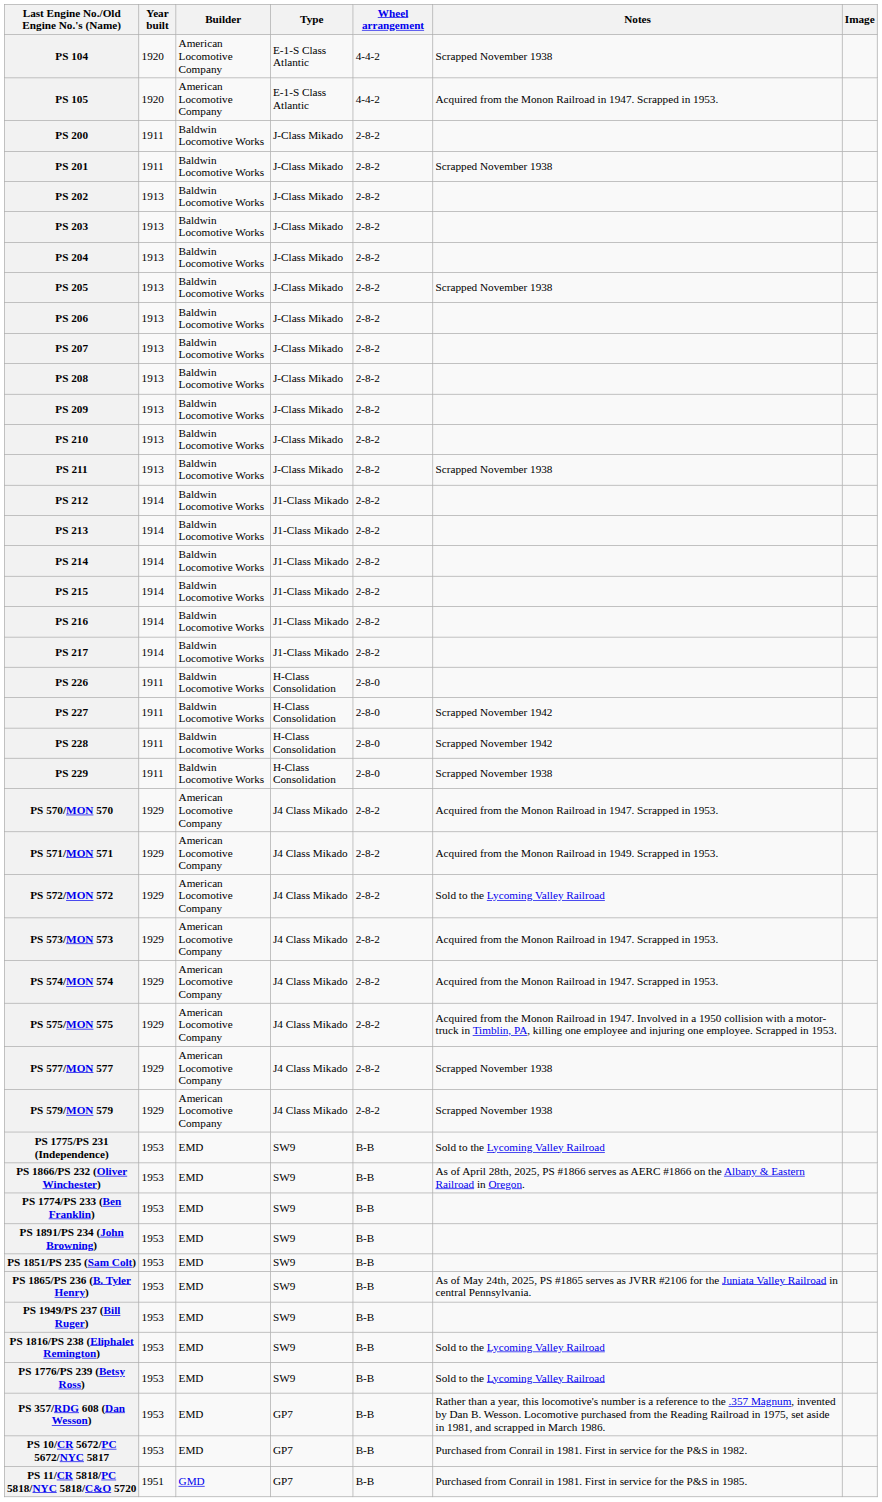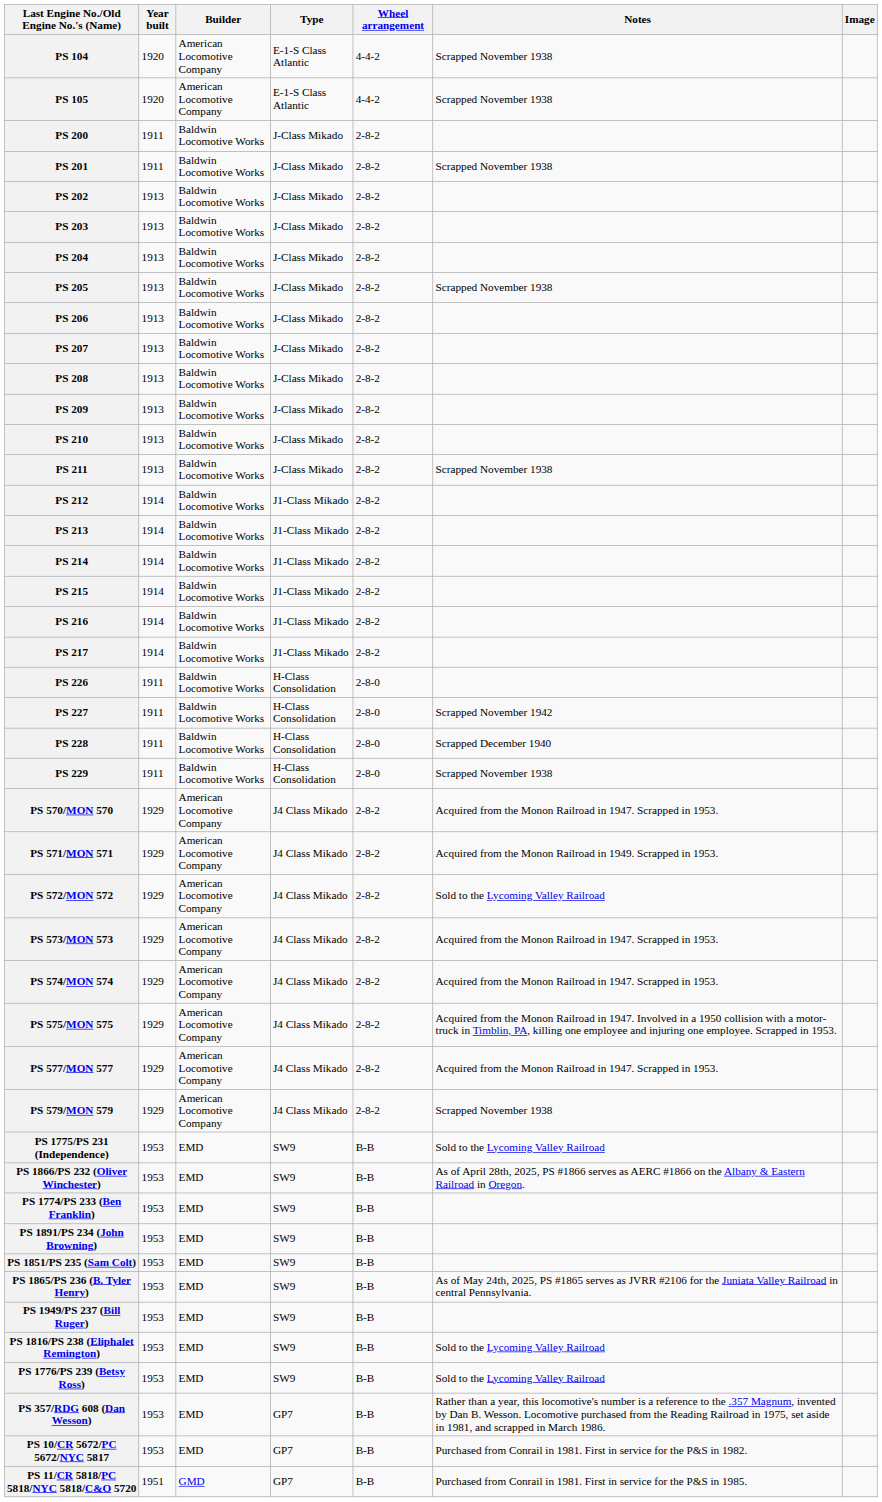(577, 99) Acquired from the Monon Railroad in 1947. Scrapped in 1953. -> (494, 99) Scrapped November 1938
(494, 743) Scrapped November 1942 -> (493, 743) Scrapped December 1940
(494, 1068) Scrapped November 1938 -> (577, 1068) Acquired from the Monon Railroad in 1947. Scrapped in 1953.
